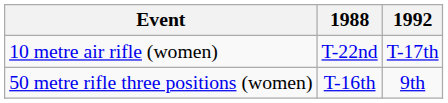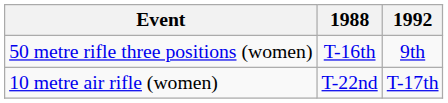rows swapped: (114, 51) <-> (161, 82)
